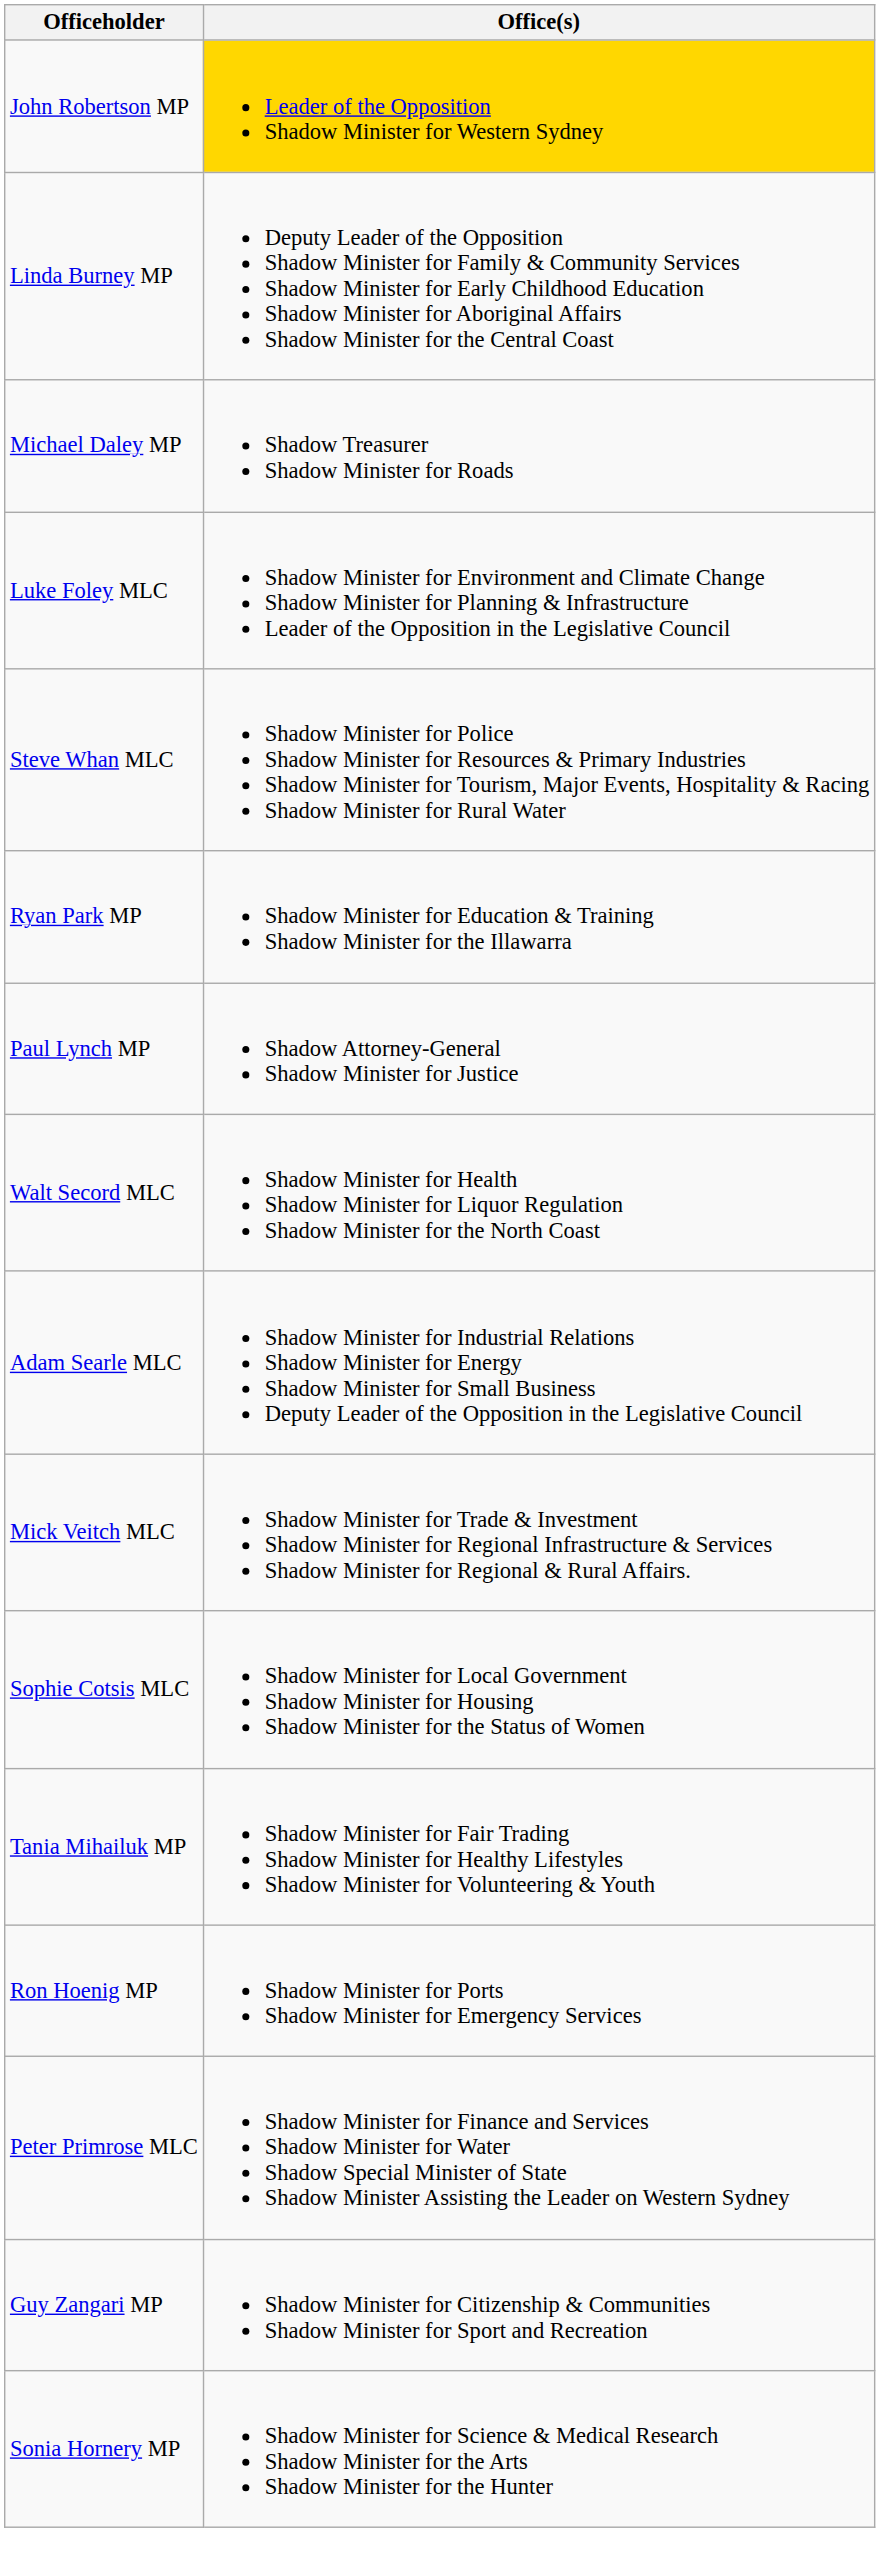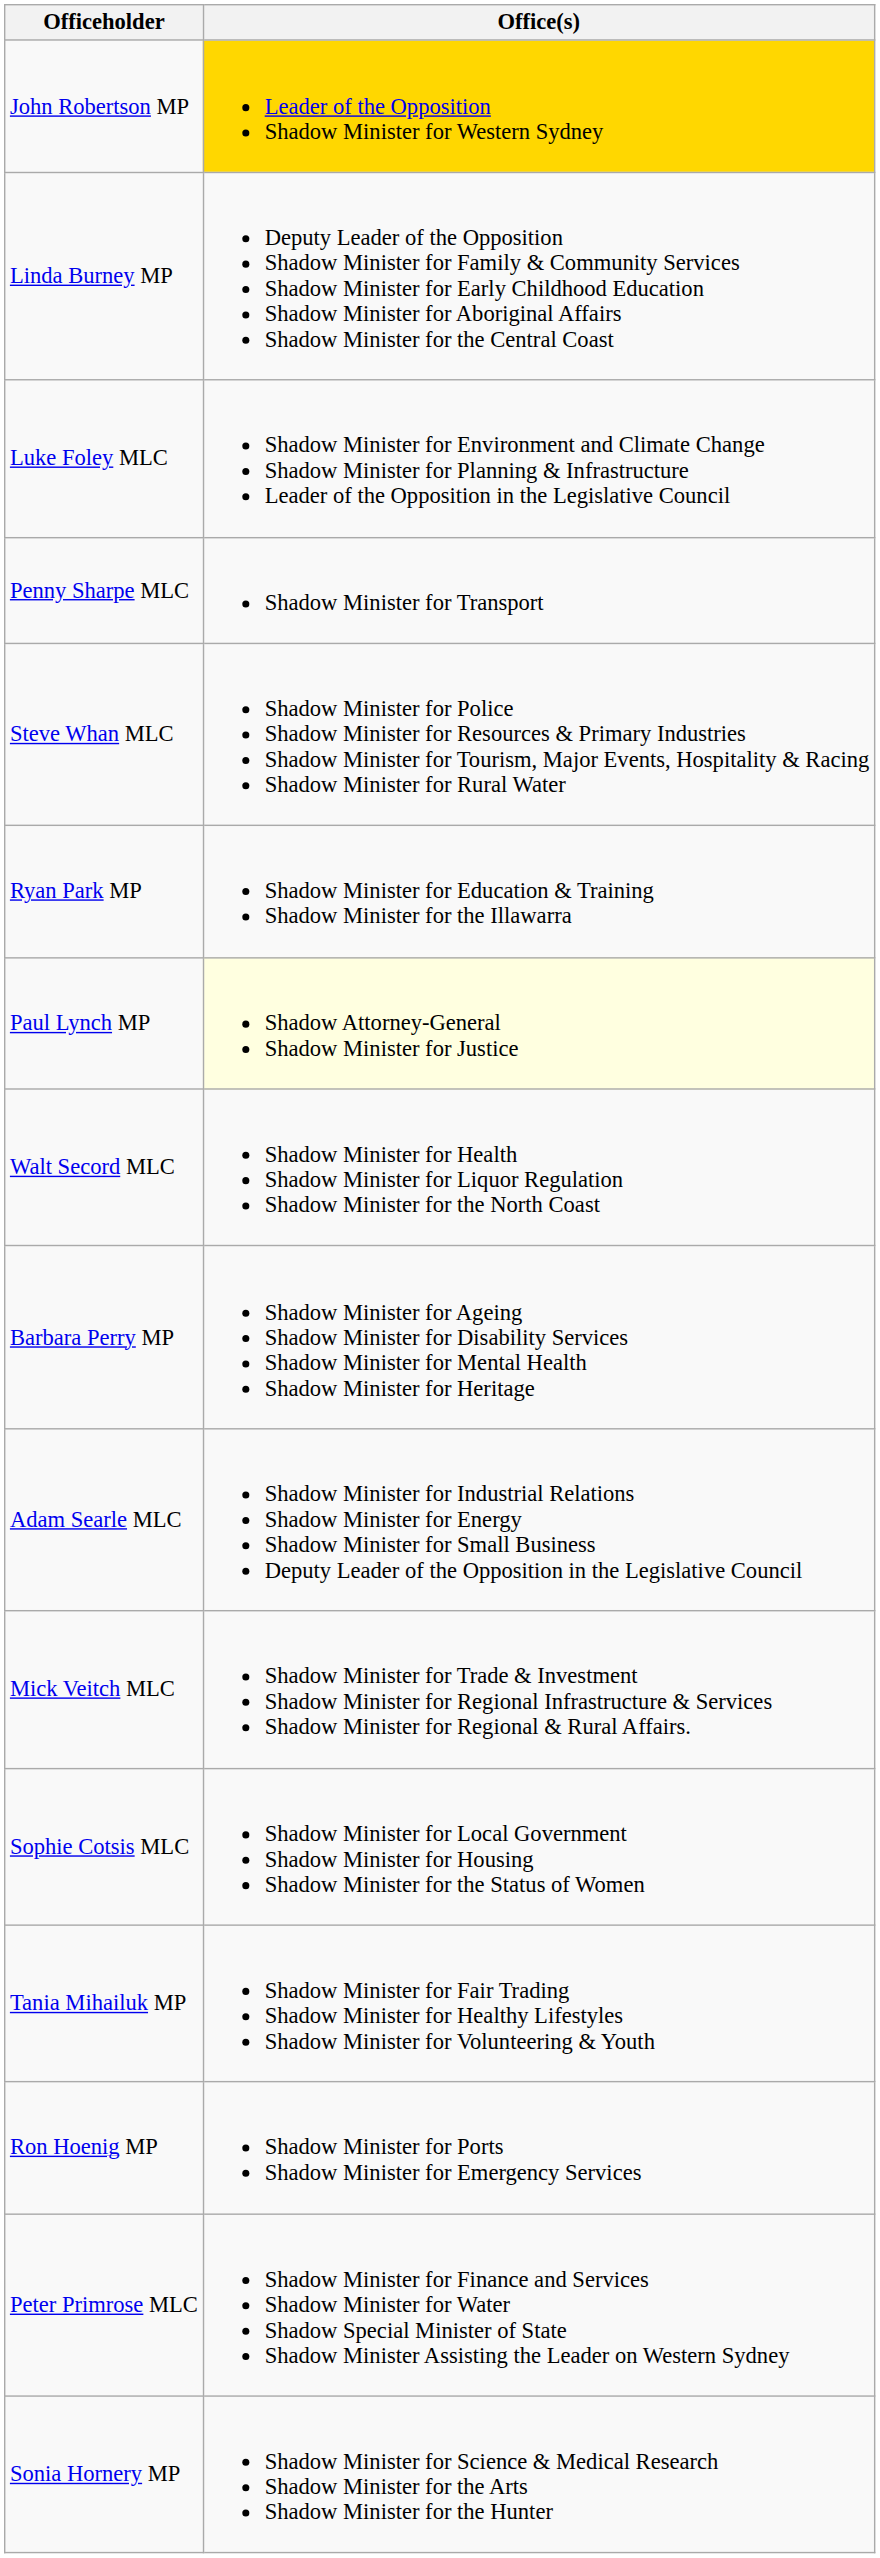- row: (96, 445)
+ row: (100, 589)
(539, 1061) no background -> (539, 1036) lightyellow background
+ row: (92, 1337)
- row: (86, 2304)
